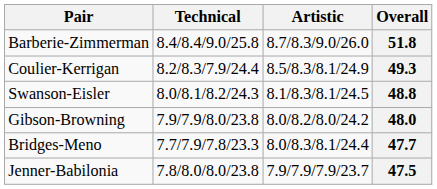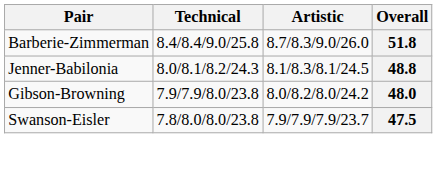- row: (402, 68)
(59, 94) Swanson-Eisler -> (63, 68) Jenner-Babilonia
- row: (402, 145)
(63, 171) Jenner-Babilonia -> (59, 119) Swanson-Eisler
